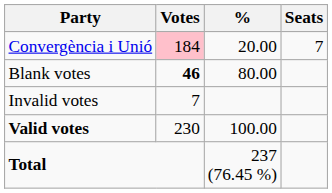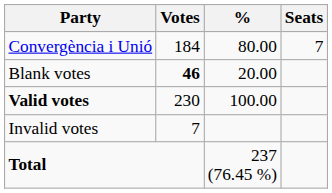(187, 45) pink background -> (187, 45) no background
(257, 45) 20.00 -> (257, 45) 80.00
(257, 73) 80.00 -> (257, 73) 20.00
rows swapped: (49, 127) <-> (53, 100)
